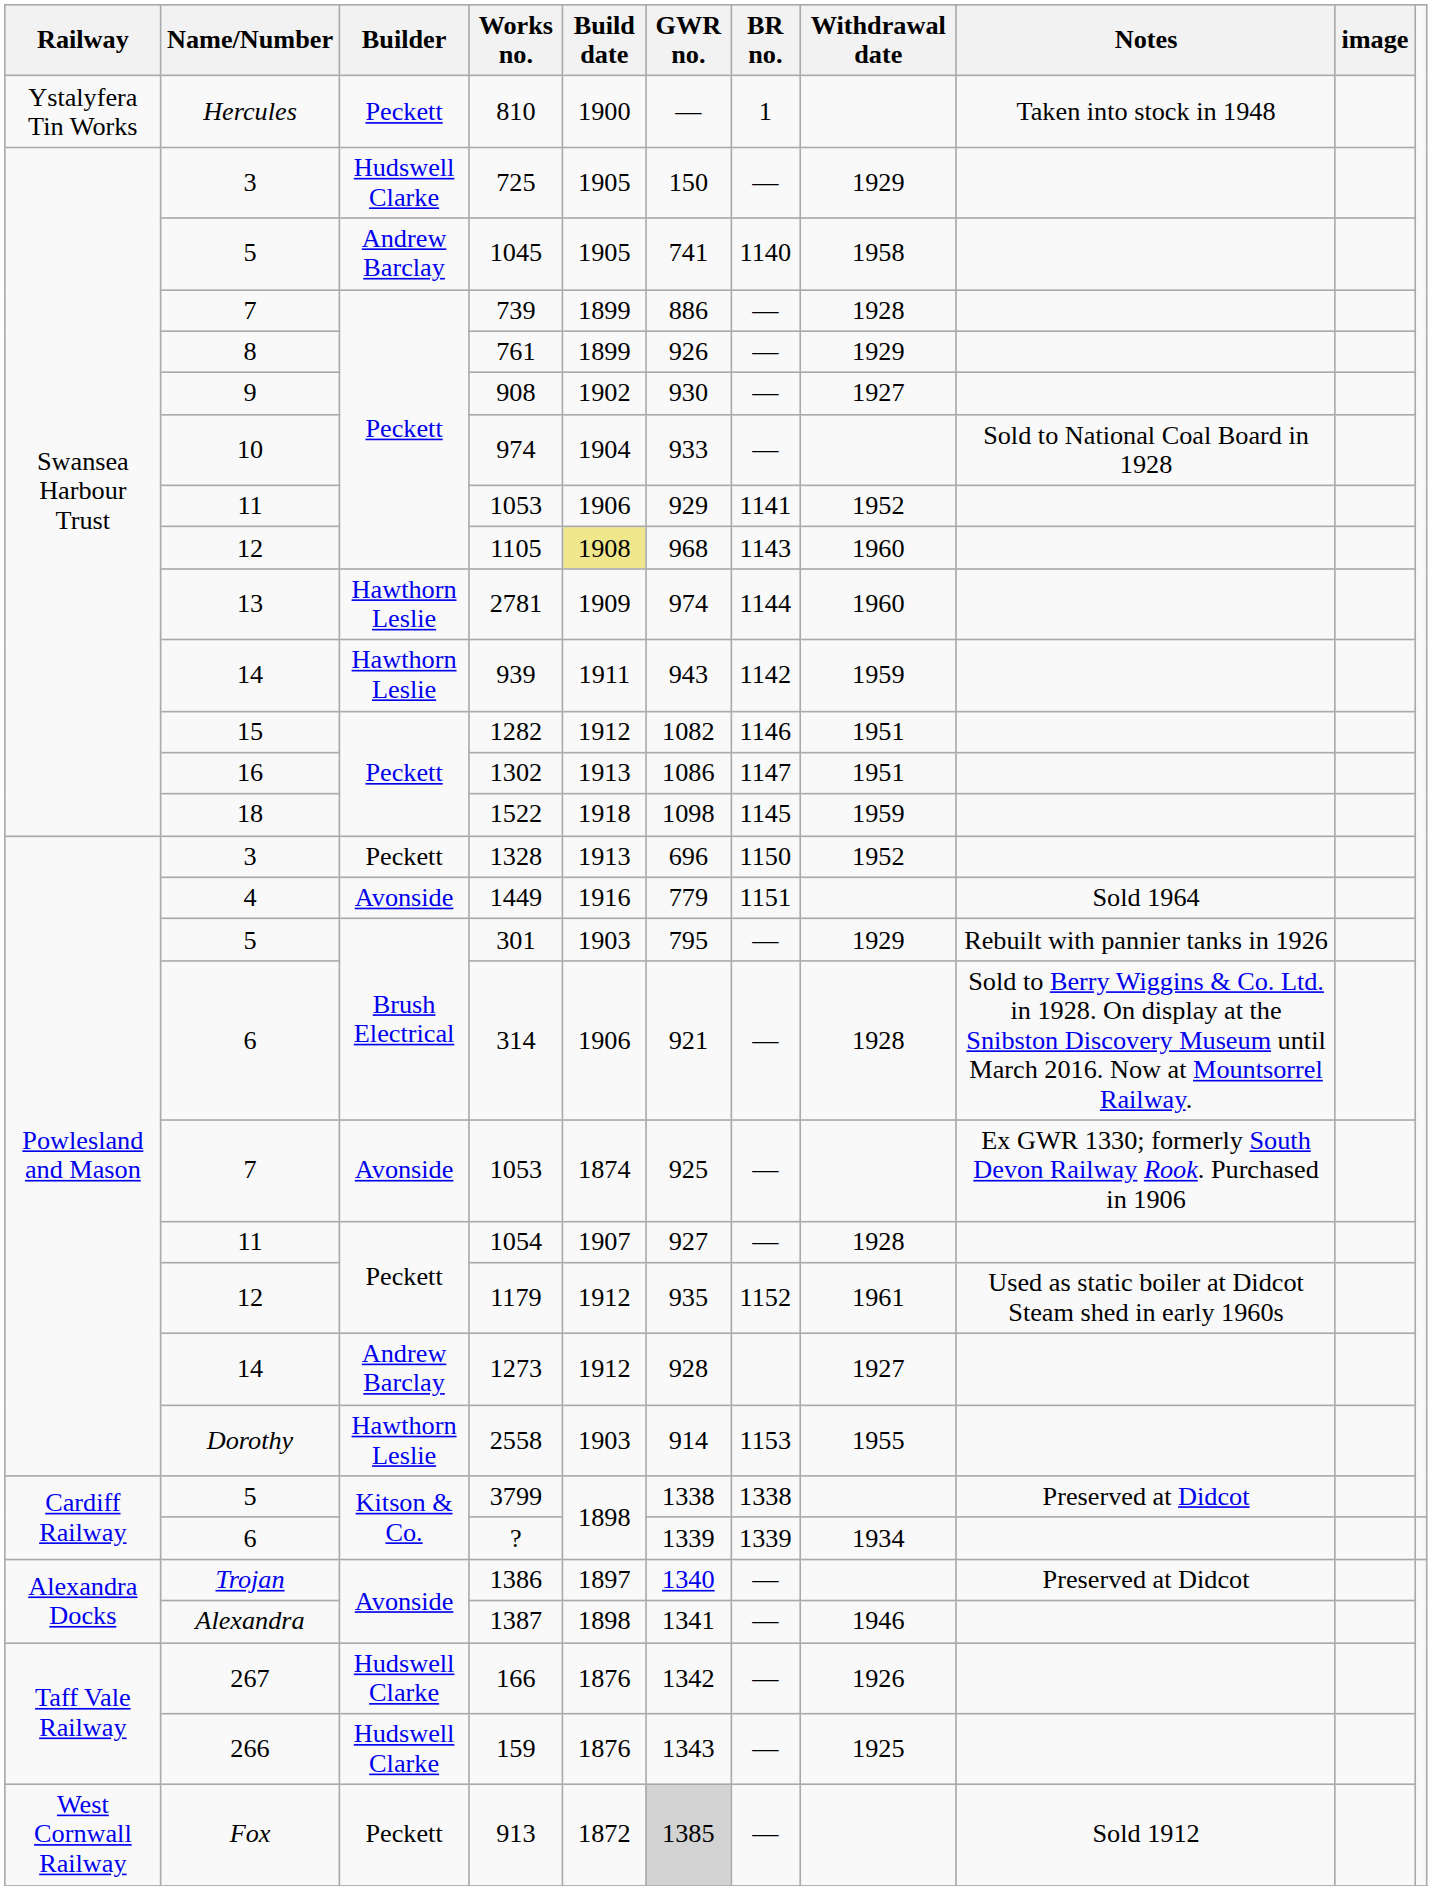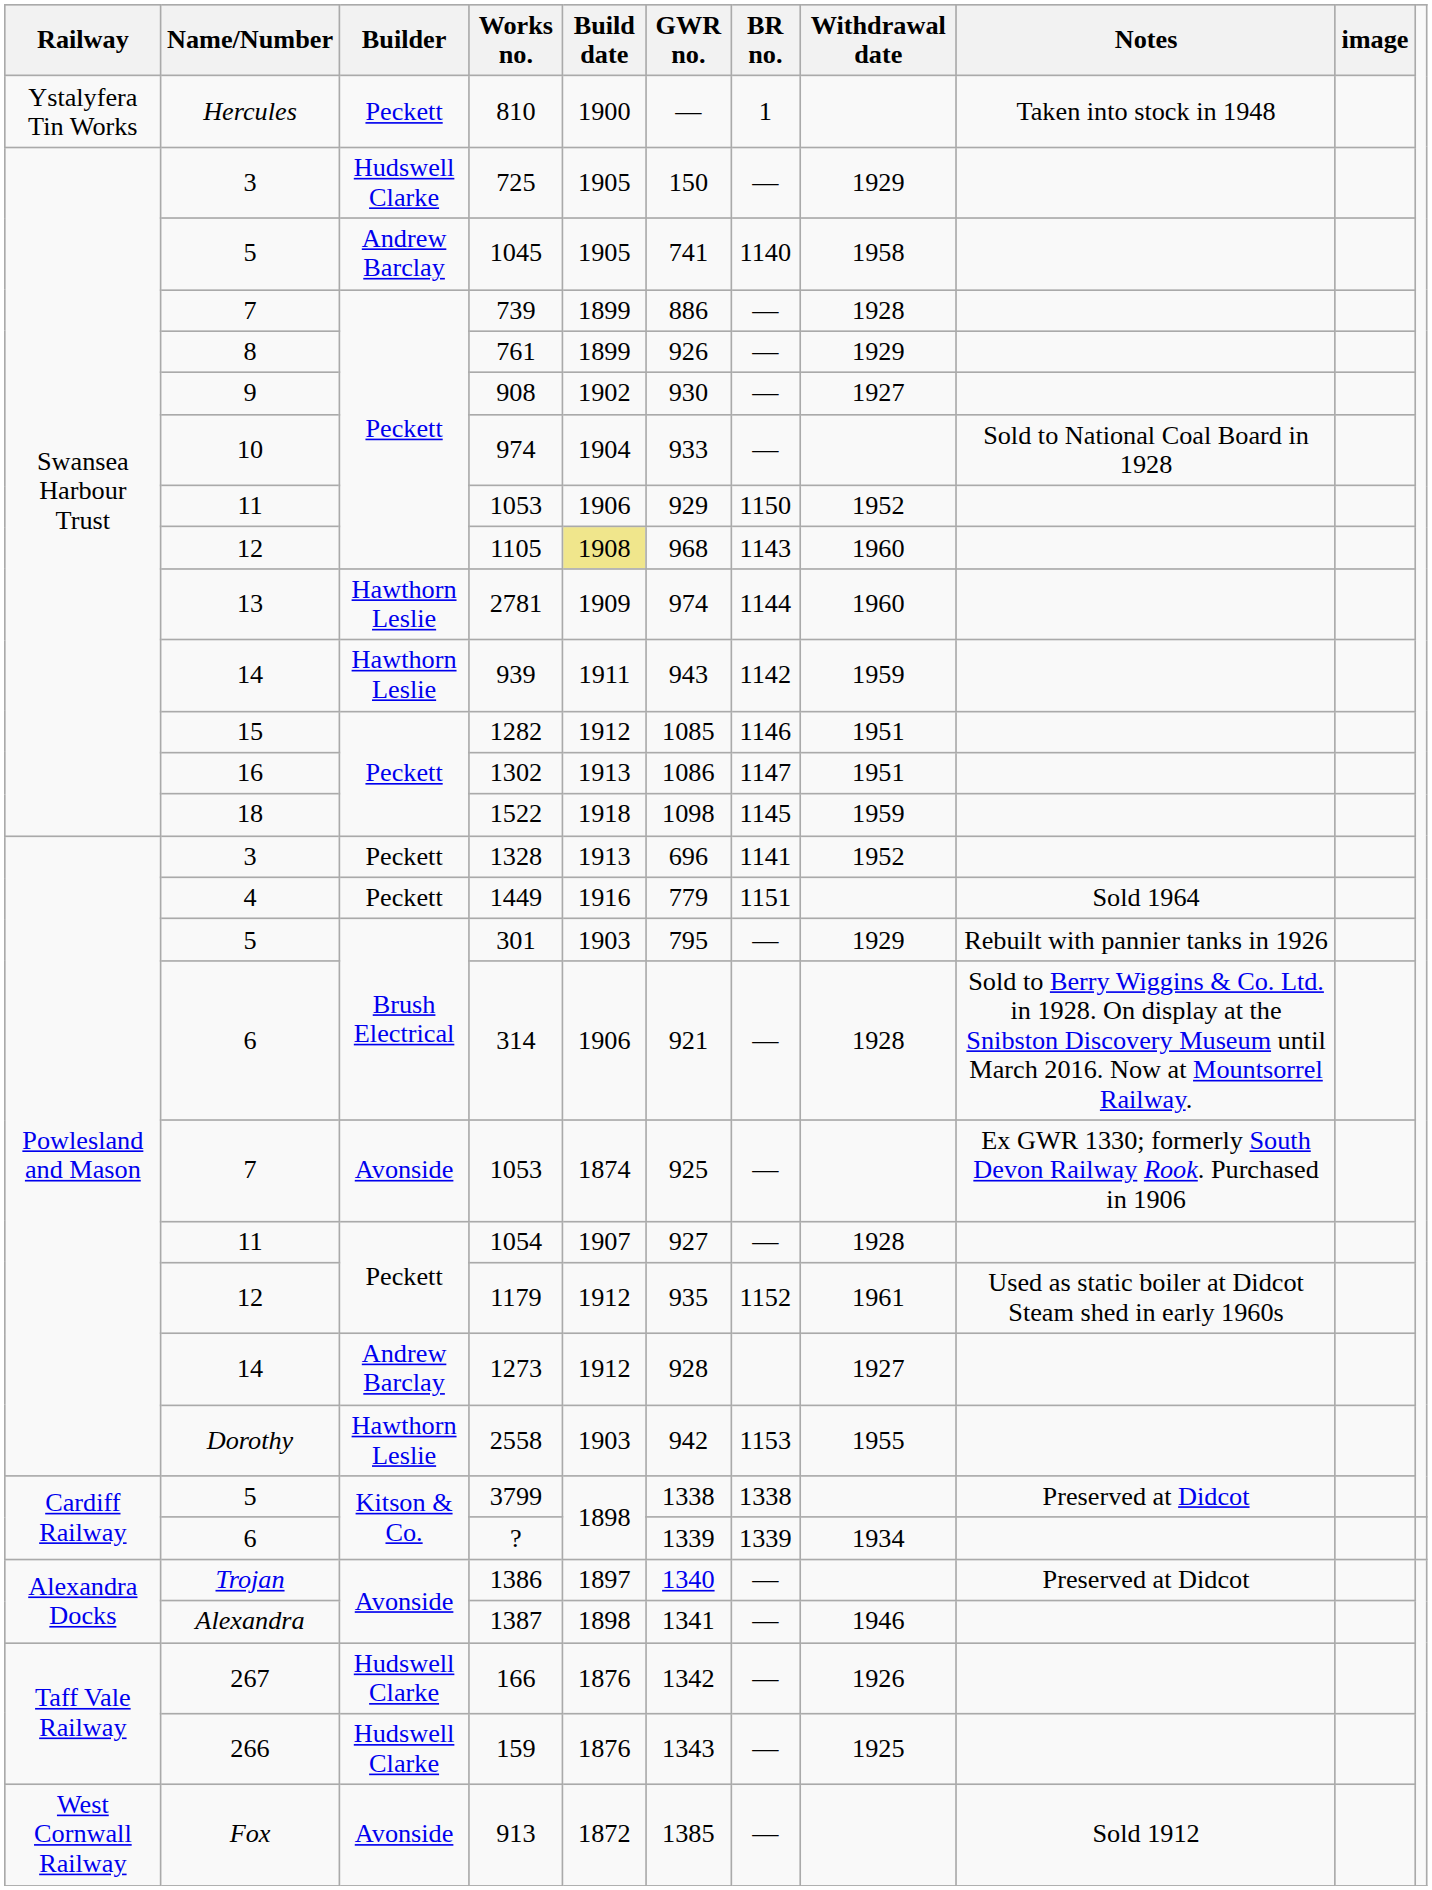(765, 505) 1141 -> (765, 505) 1150
(688, 731) 1082 -> (688, 731) 1085
(765, 856) 1150 -> (765, 856) 1141
(404, 897) Avonside -> (404, 897) Peckett
(688, 1440) 914 -> (688, 1440) 942
(404, 1834) Peckett -> (404, 1834) Avonside
(688, 1834) lightgrey background -> (688, 1834) no background
